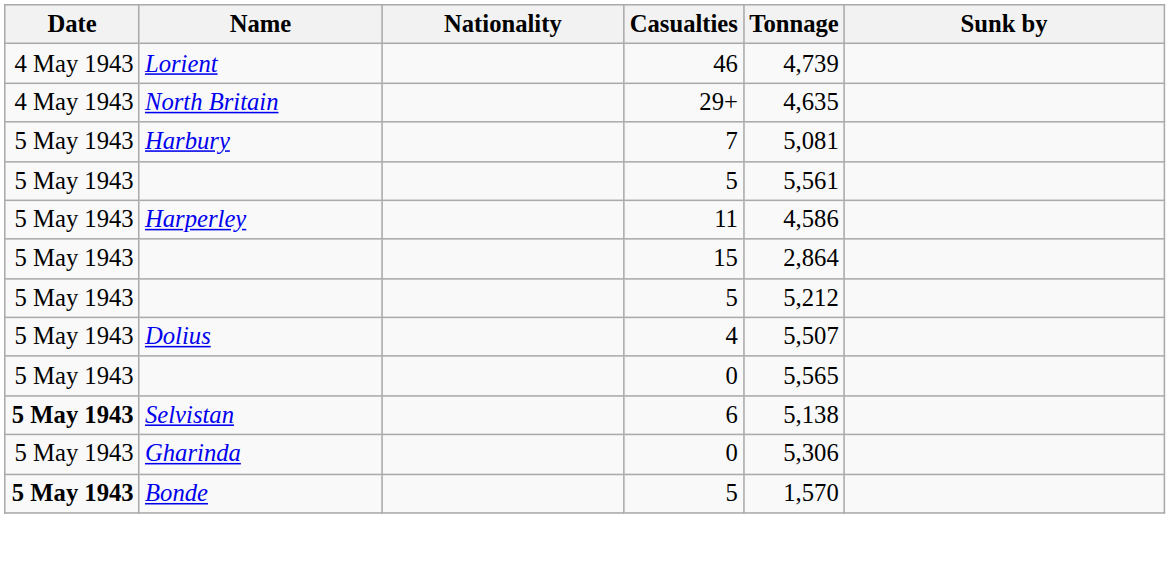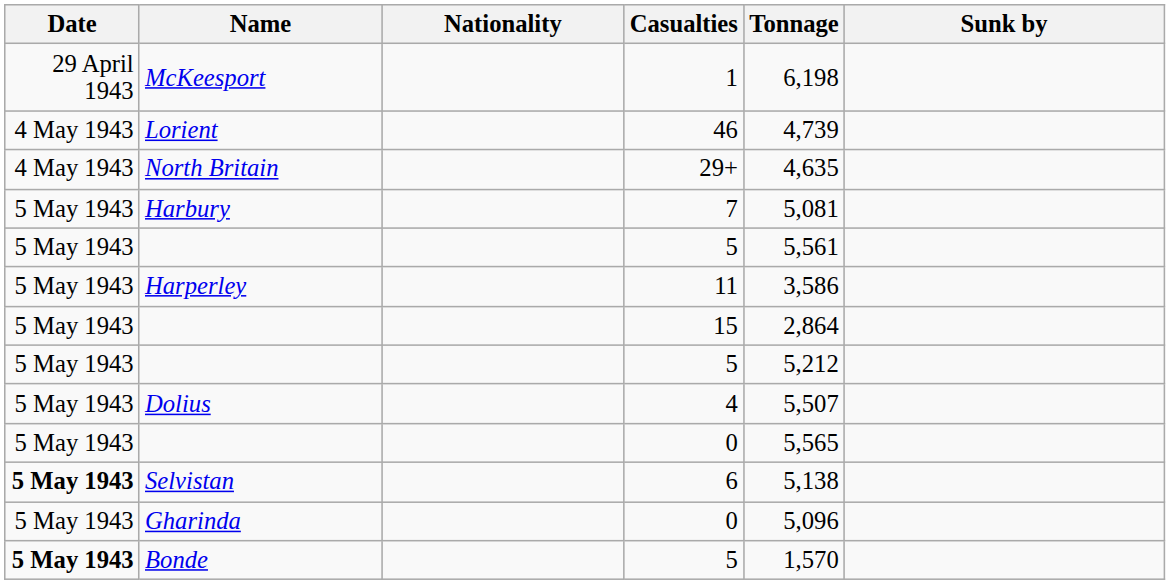+ row: (205, 76)
(811, 219) 4,586 -> (811, 286) 3,586
(811, 453) 5,306 -> (811, 520) 5,096
